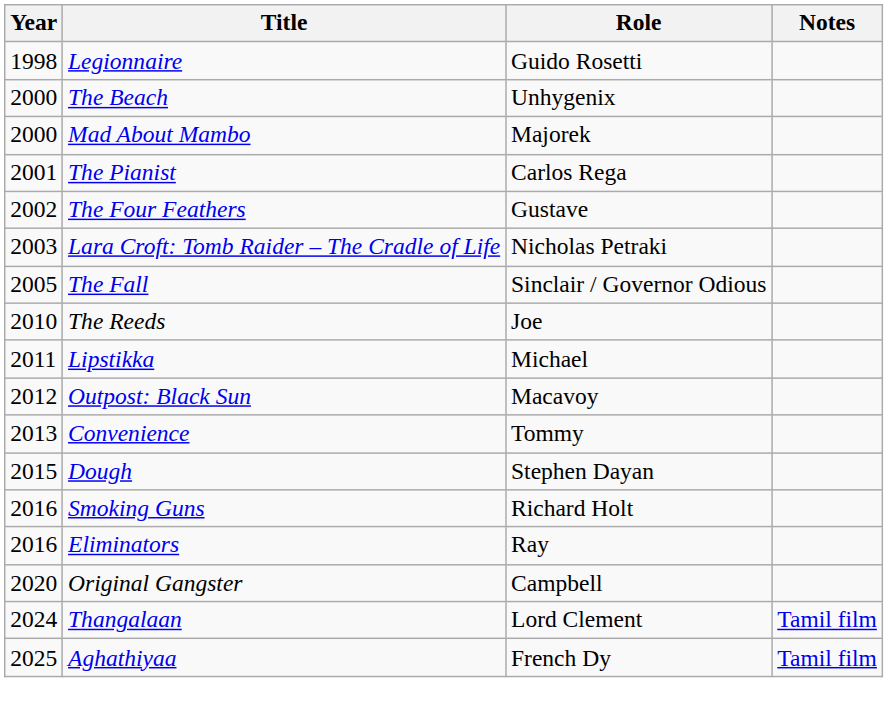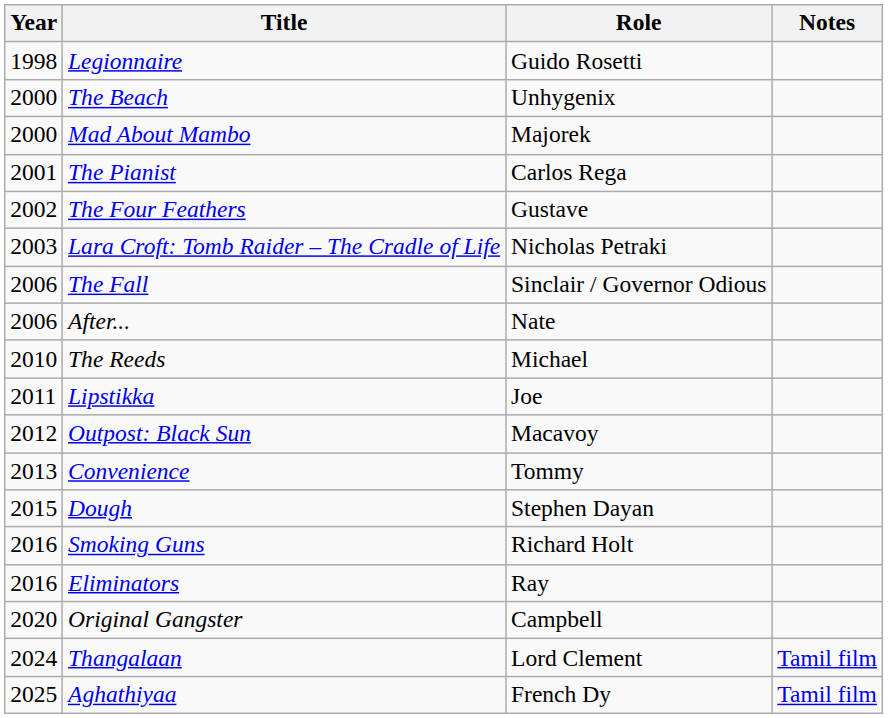(34, 284) 2005 -> (34, 284) 2006
+ row: (99, 321)
(527, 321) Joe -> (550, 358) Michael
(550, 358) Michael -> (527, 396) Joe
